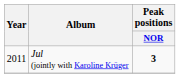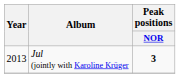(17, 59) 2011 -> (17, 59) 2013
